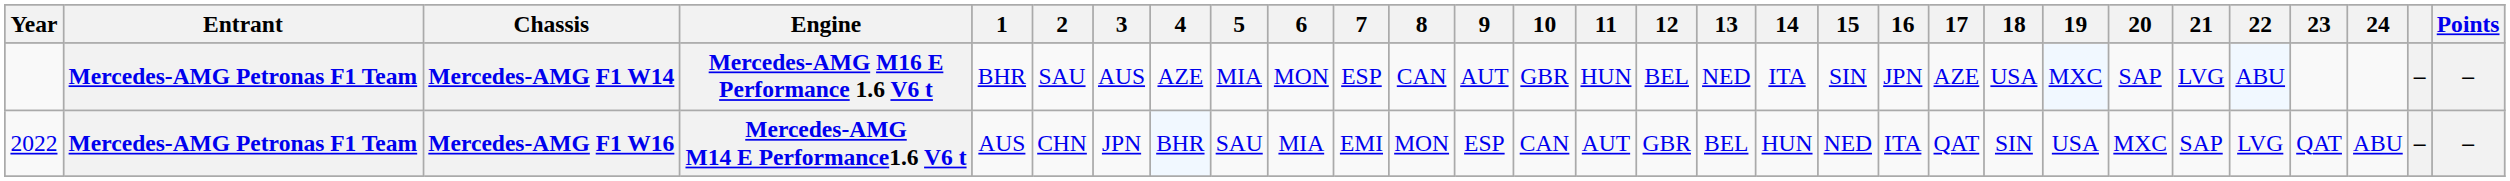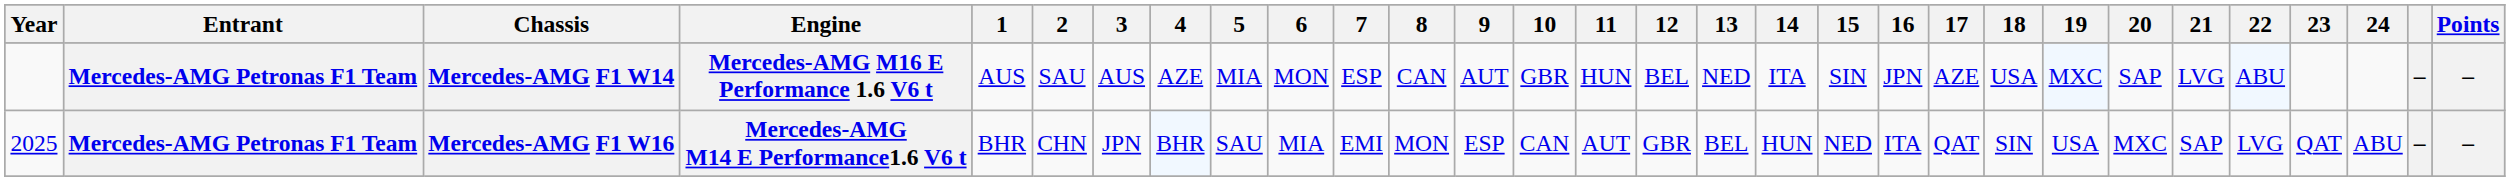(1002, 76) BHR -> (1002, 76) AUS
(34, 142) 2022 -> (34, 142) 2025
(1002, 142) AUS -> (1002, 142) BHR
